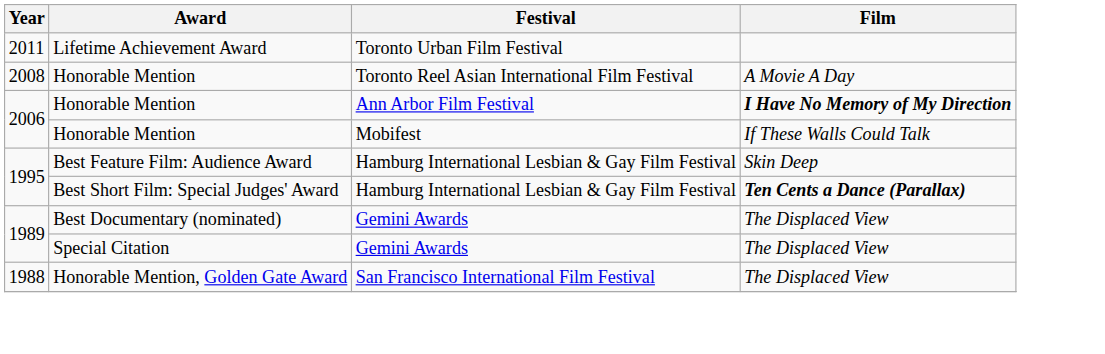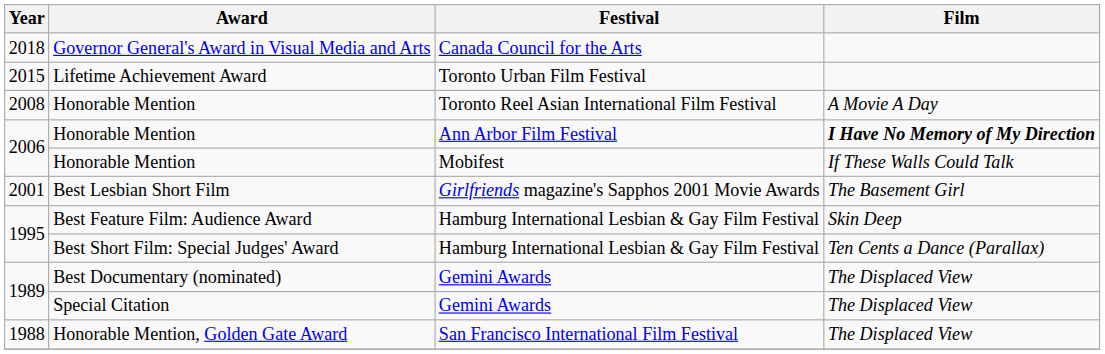+ row: (242, 47)
(26, 47) 2011 -> (27, 76) 2015
+ row: (141, 190)
(855, 190) bold -> (936, 248) normal
